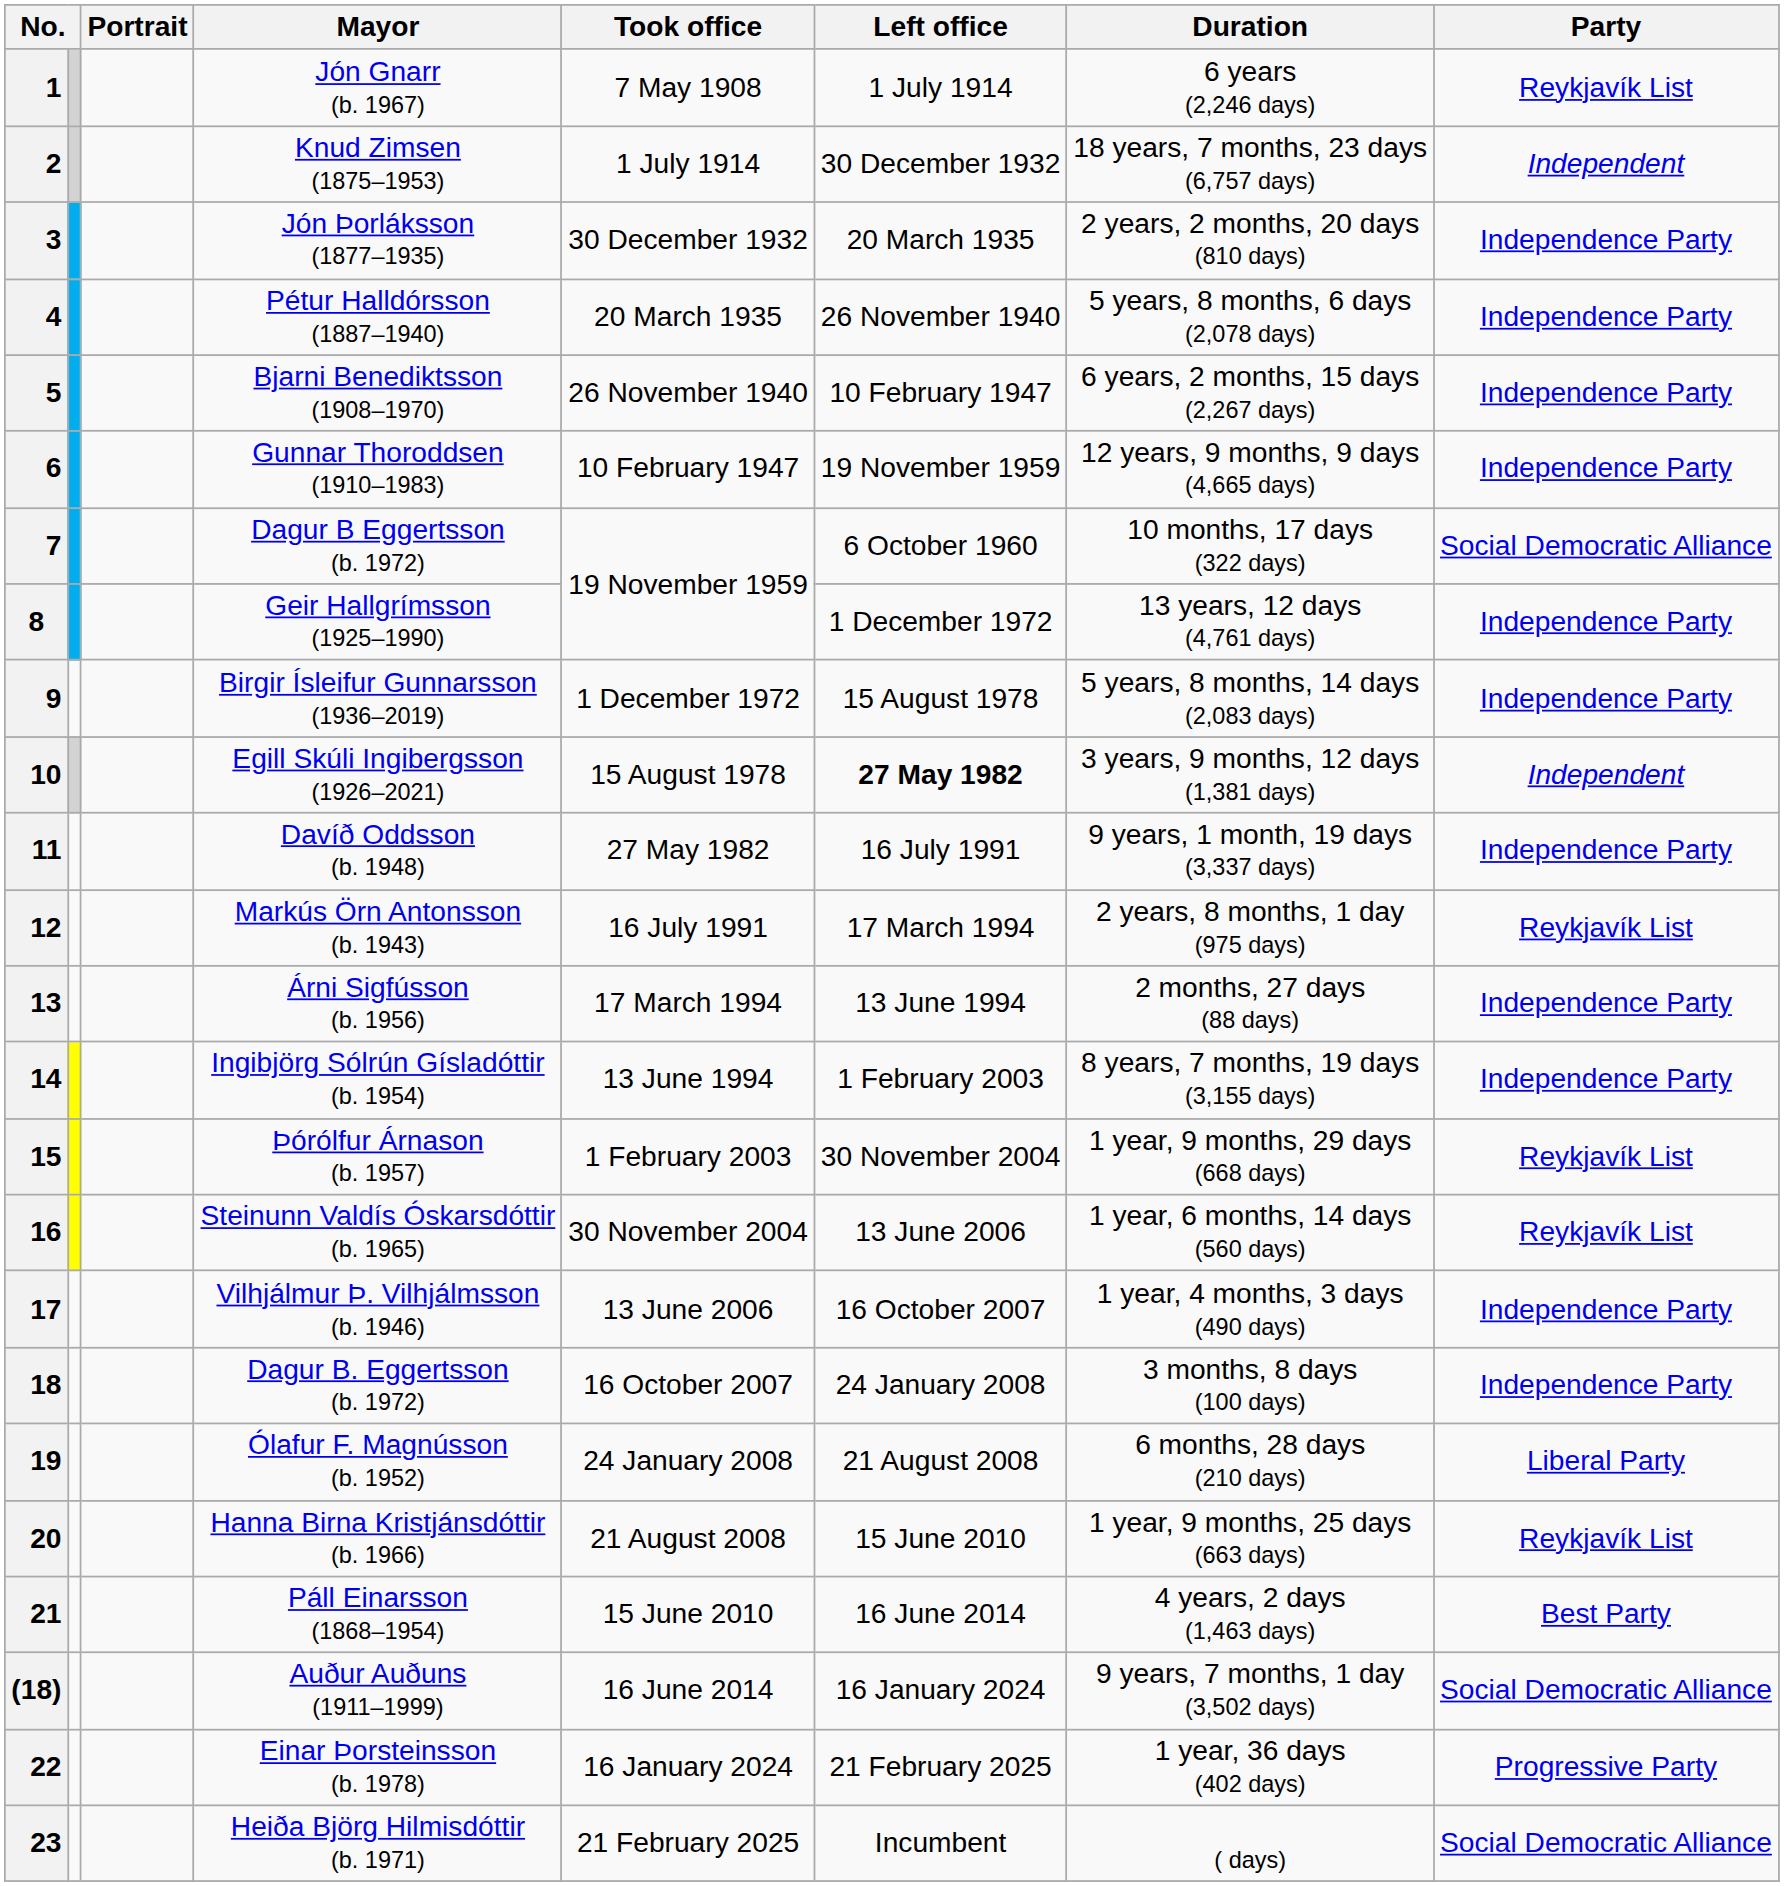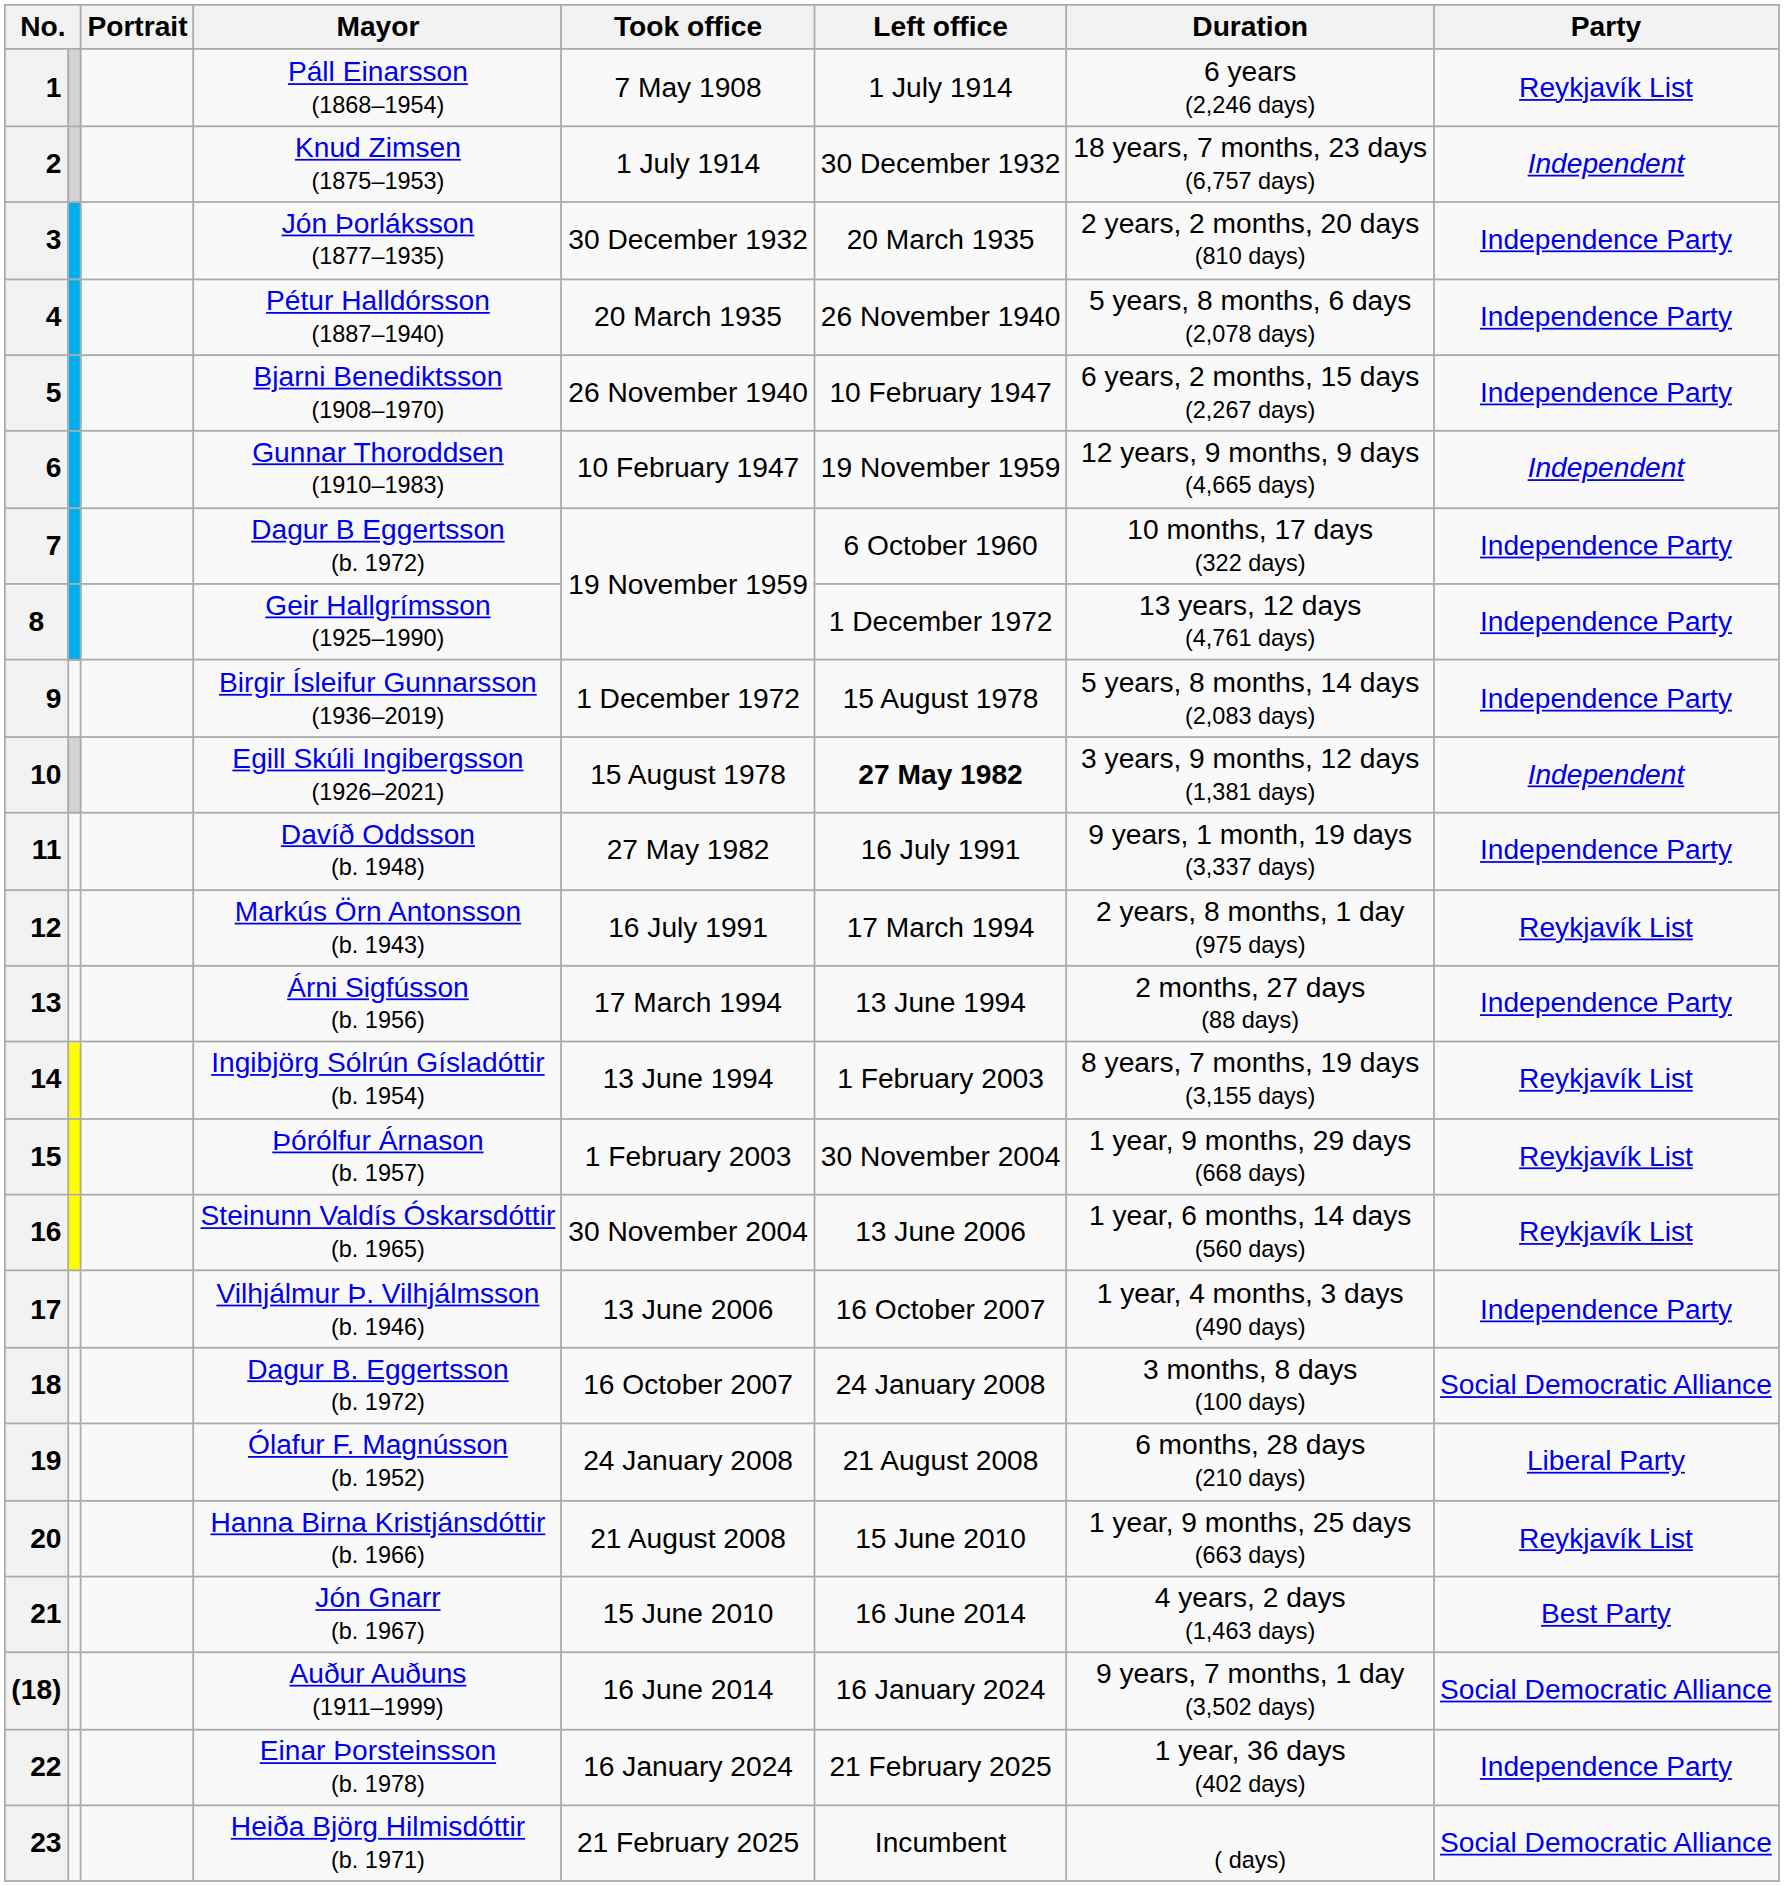(378, 87) Jón Gnarr (b. 1967) -> (378, 87) Páll Einarsson (1868–1954)
(1606, 469) Independence Party -> (1606, 469) Independent
(1606, 545) Social Democratic Alliance -> (1606, 545) Independence Party
(1606, 1079) Independence Party -> (1606, 1079) Reykjavík List
(1606, 1385) Independence Party -> (1606, 1385) Social Democratic Alliance
(378, 1614) Páll Einarsson (1868–1954) -> (378, 1614) Jón Gnarr (b. 1967)
(1606, 1766) Progressive Party -> (1606, 1766) Independence Party
